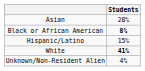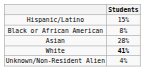rows swapped: (55, 20) <-> (55, 40)
(123, 30) bold -> (123, 30) normal
